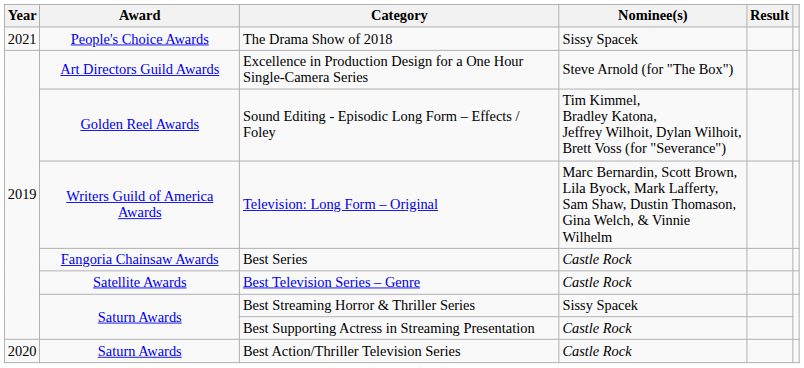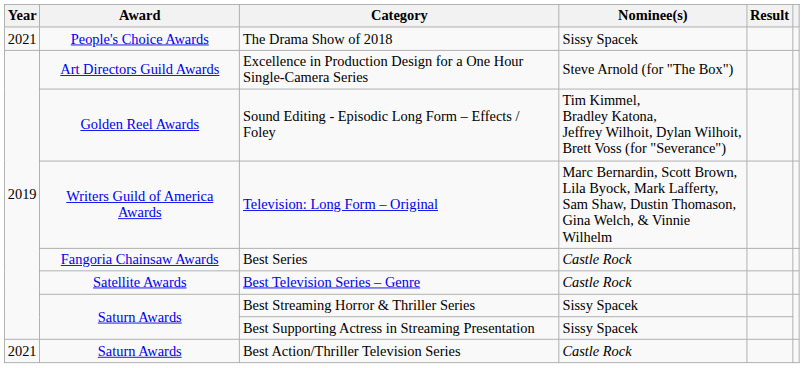(597, 328) Castle Rock -> (600, 328) Sissy Spacek
(22, 351) 2020 -> (22, 351) 2021
